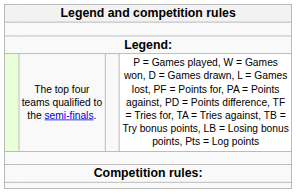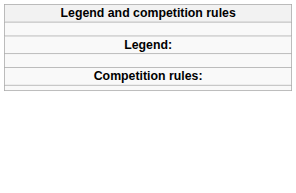- row: (62, 102)
